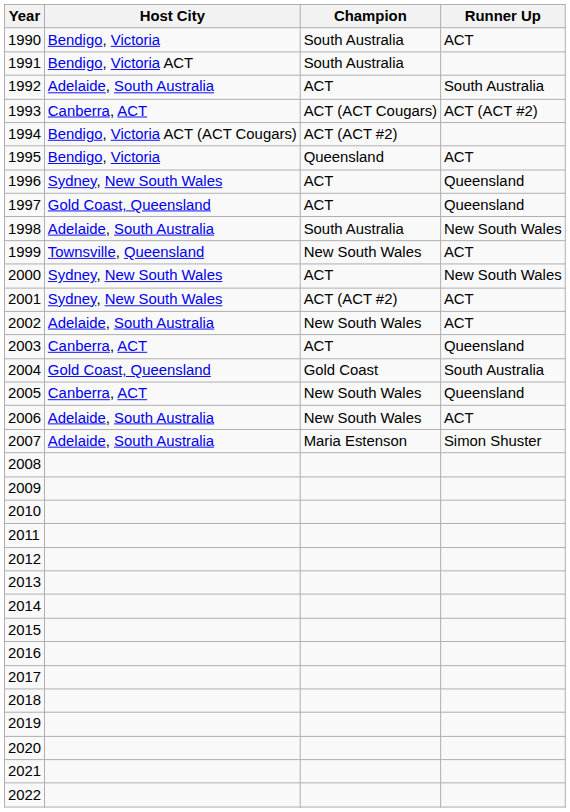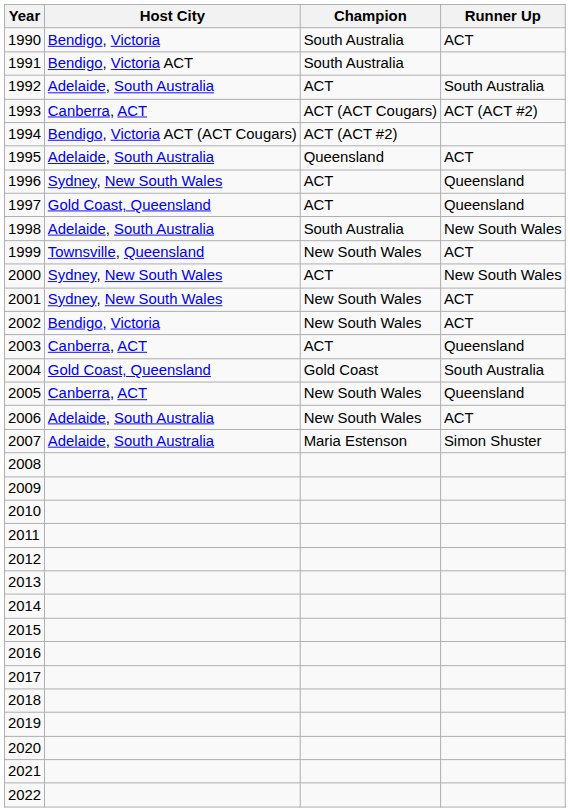(104, 157) Bendigo, Victoria -> (131, 157) Adelaide, South Australia
(351, 299) ACT (ACT #2) -> (363, 299) New South Wales
(131, 323) Adelaide, South Australia -> (104, 323) Bendigo, Victoria
